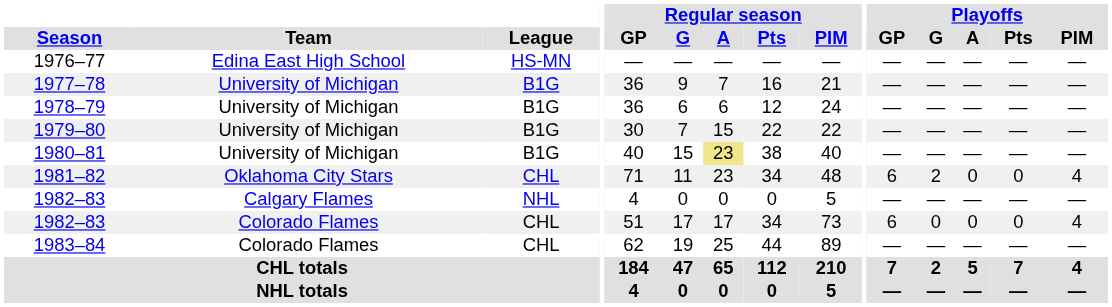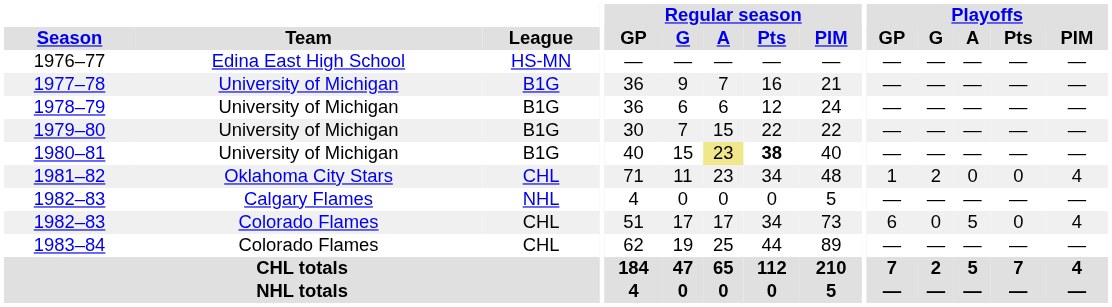(772, 153) normal -> (772, 153) bold
(892, 176) 6 -> (892, 176) 1
(973, 222) 0 -> (973, 222) 5
